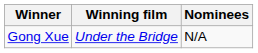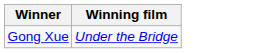- column: (217, 15)
